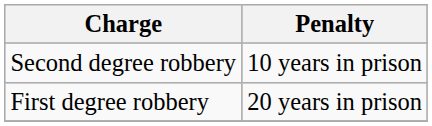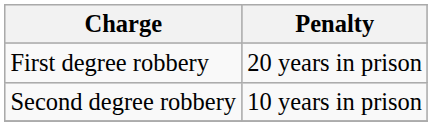rows swapped: (123, 62) <-> (110, 101)
